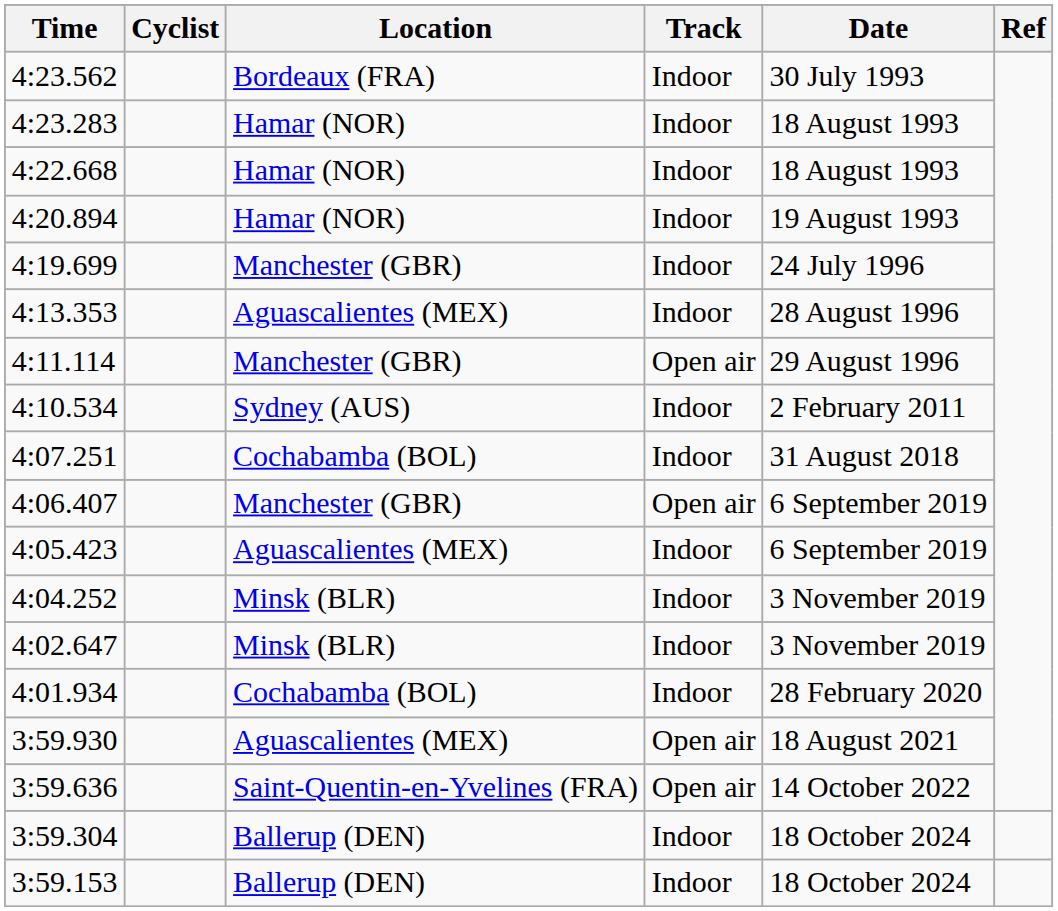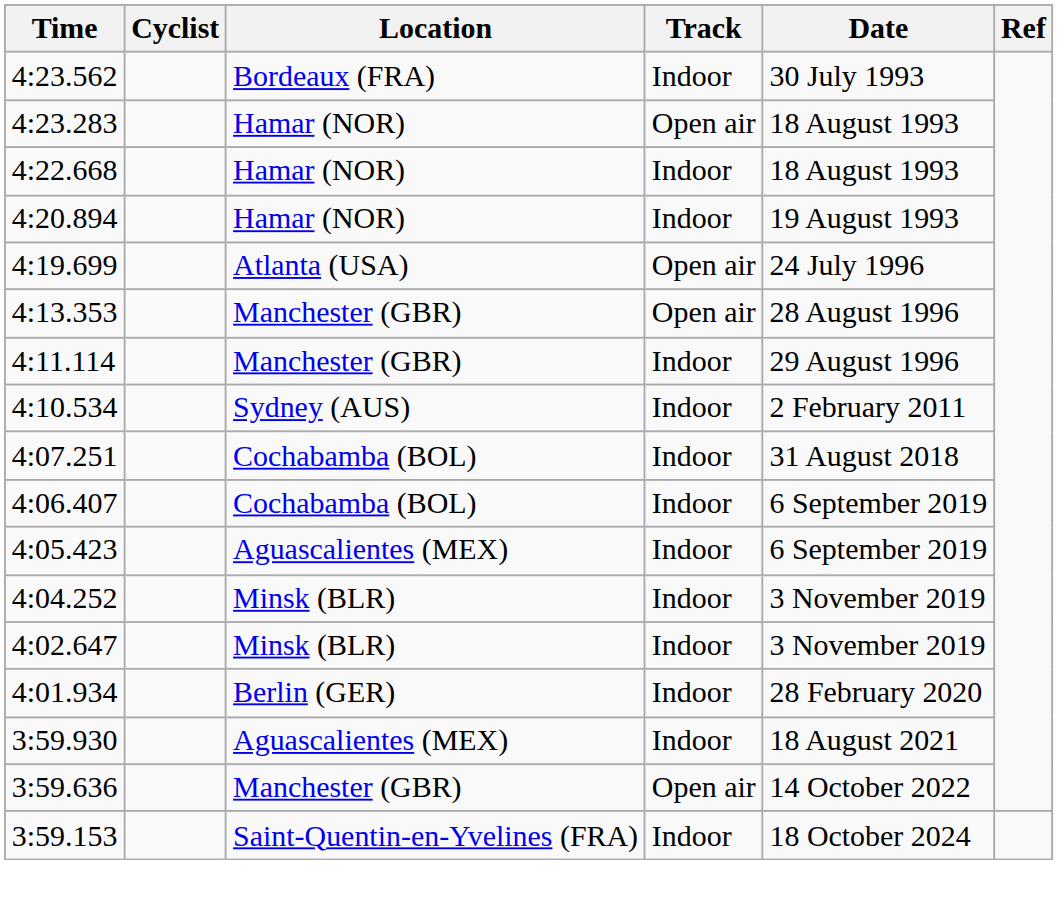(692, 123) Indoor -> (704, 123) Open air
(347, 265) Manchester (GBR) -> (321, 265) Atlanta (USA)
(692, 265) Indoor -> (704, 265) Open air
(371, 312) Aguascalientes (MEX) -> (347, 312) Manchester (GBR)
(692, 312) Indoor -> (704, 312) Open air
(704, 360) Open air -> (692, 360) Indoor
(347, 502) Manchester (GBR) -> (355, 502) Cochabamba (BOL)
(704, 502) Open air -> (692, 502) Indoor
(355, 692) Cochabamba (BOL) -> (314, 692) Berlin (GER)
(704, 739) Open air -> (692, 739) Indoor
(436, 787) Saint-Quentin-en-Yvelines (FRA) -> (347, 787) Manchester (GBR)
- row: (65, 834)
(329, 882) Ballerup (DEN) -> (436, 834) Saint-Quentin-en-Yvelines (FRA)
